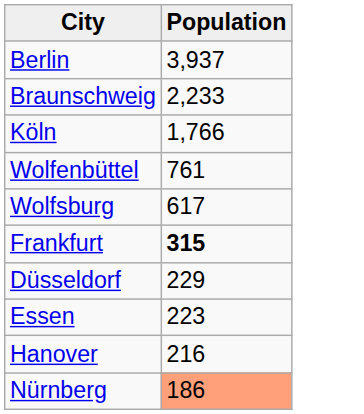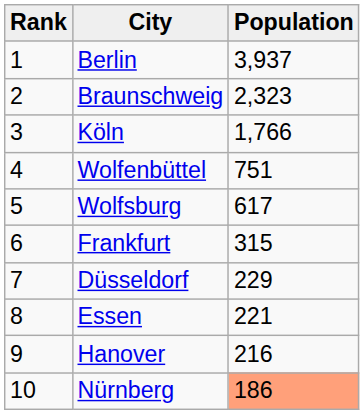+ column: (38, 22)
(196, 96) 2,233 -> (263, 96) 2,323
(186, 170) 761 -> (253, 170) 751
(186, 243) bold -> (253, 243) normal
(186, 317) 223 -> (253, 317) 221
